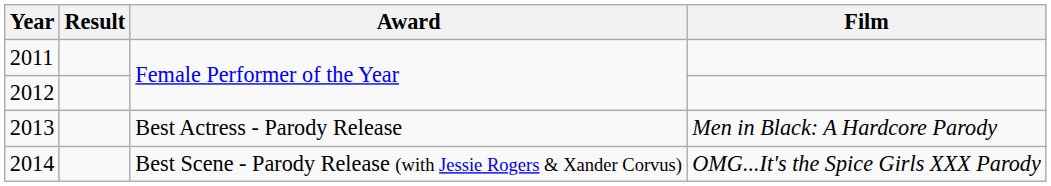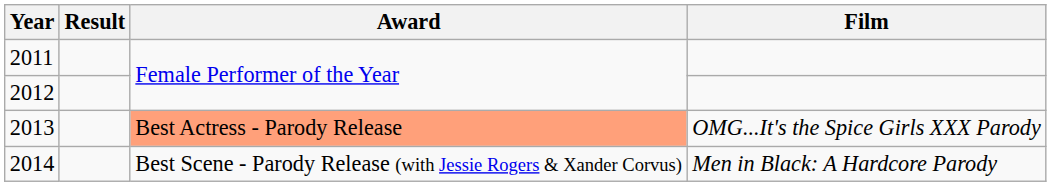(269, 127) no background -> (269, 127) lightsalmon background
(845, 127) Men in Black: A Hardcore Parody -> (867, 127) OMG...It's the Spice Girls XXX Parody
(867, 163) OMG...It's the Spice Girls XXX Parody -> (845, 163) Men in Black: A Hardcore Parody
